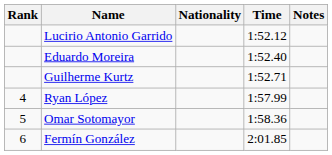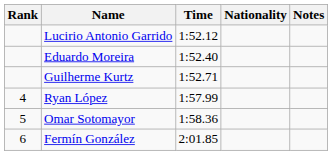columns swapped: (210, 14) <-> (267, 14)
